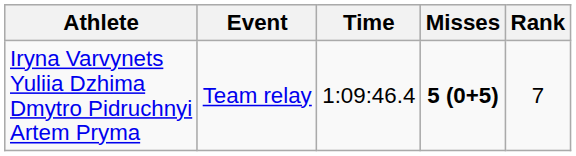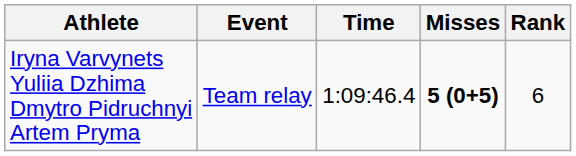(538, 95) 7 -> (538, 95) 6
